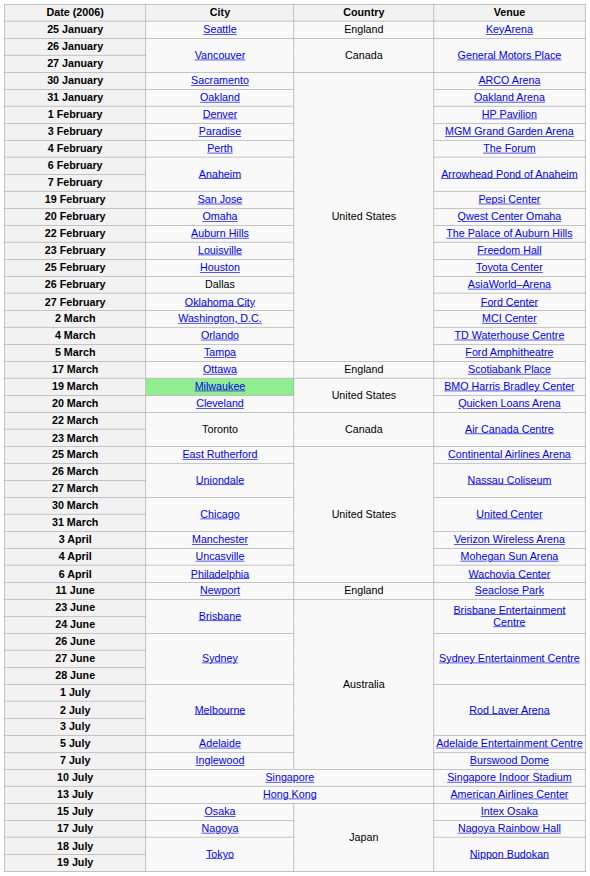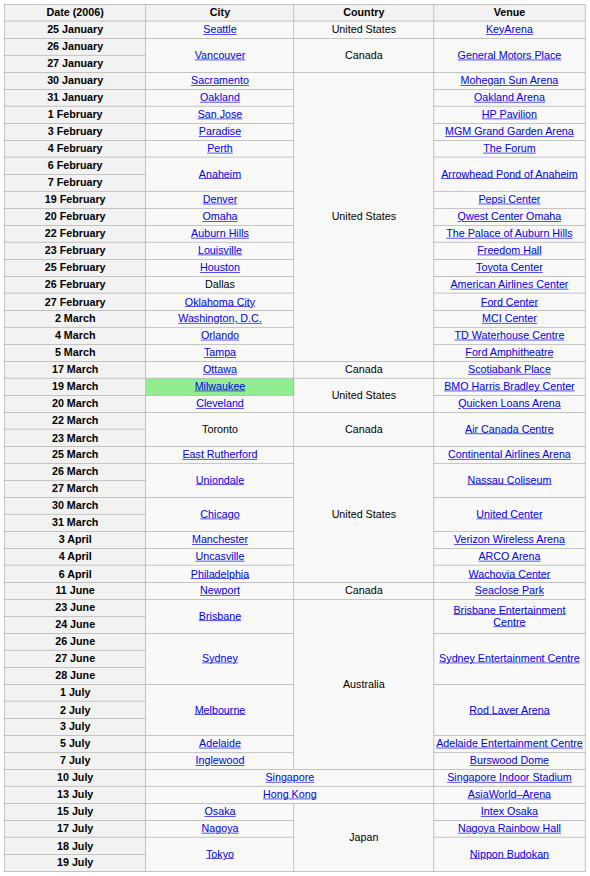(364, 30) England -> (364, 30) United States
(509, 81) ARCO Arena -> (509, 81) Mohegan Sun Arena
(220, 115) Denver -> (220, 115) San Jose
(220, 200) San Jose -> (220, 200) Denver
(509, 285) AsiaWorld–Arena -> (509, 285) American Airlines Center
(364, 370) England -> (364, 370) Canada
(509, 557) Mohegan Sun Arena -> (509, 557) ARCO Arena
(364, 591) England -> (364, 591) Canada
(509, 795) American Airlines Center -> (509, 795) AsiaWorld–Arena
